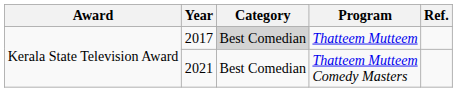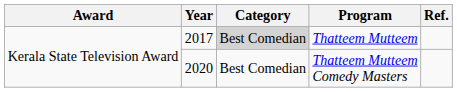(199, 68) 2021 -> (199, 68) 2020
